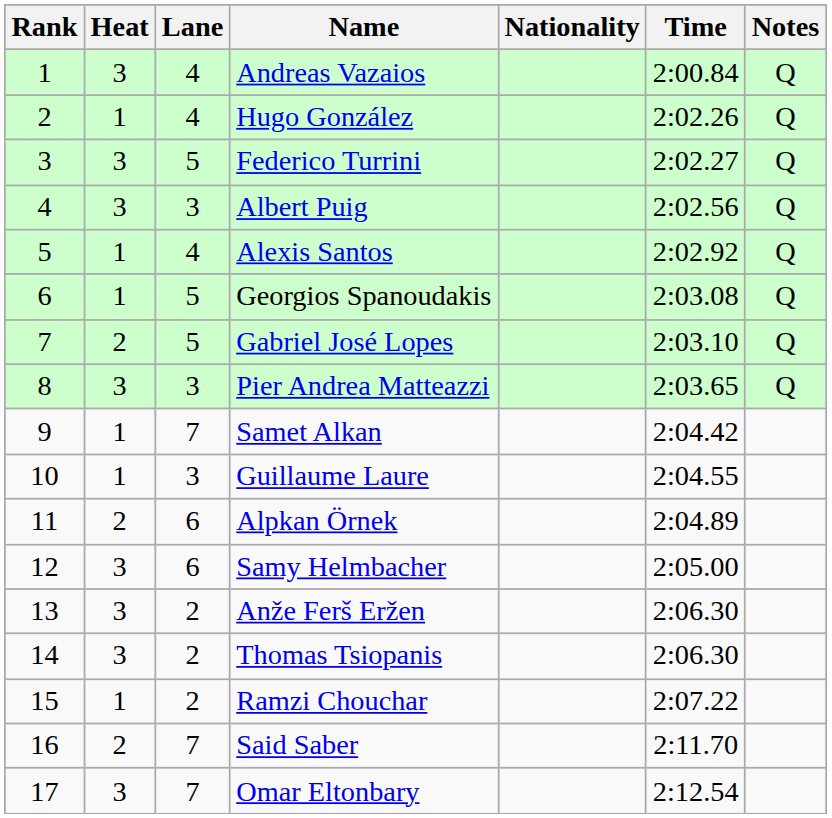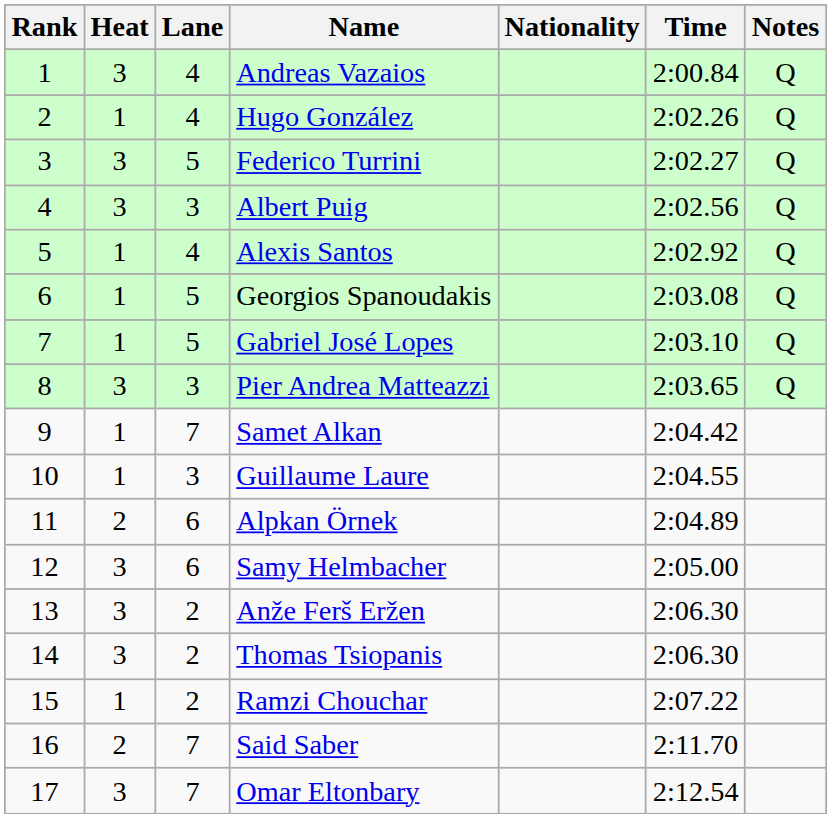(120, 341) 2 -> (120, 341) 1
